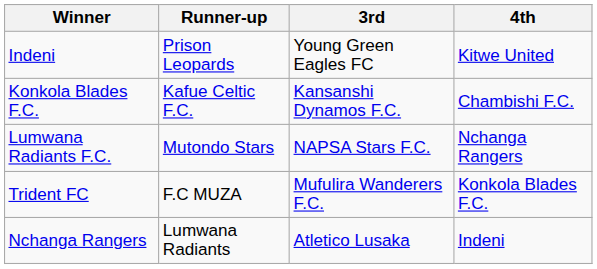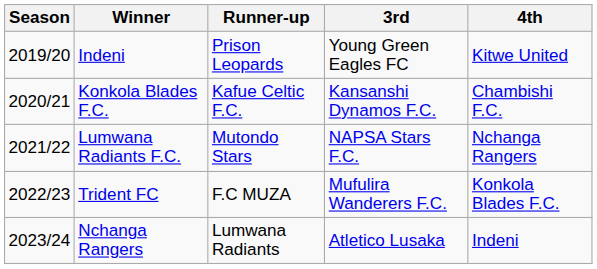+ column: (39, 18)
